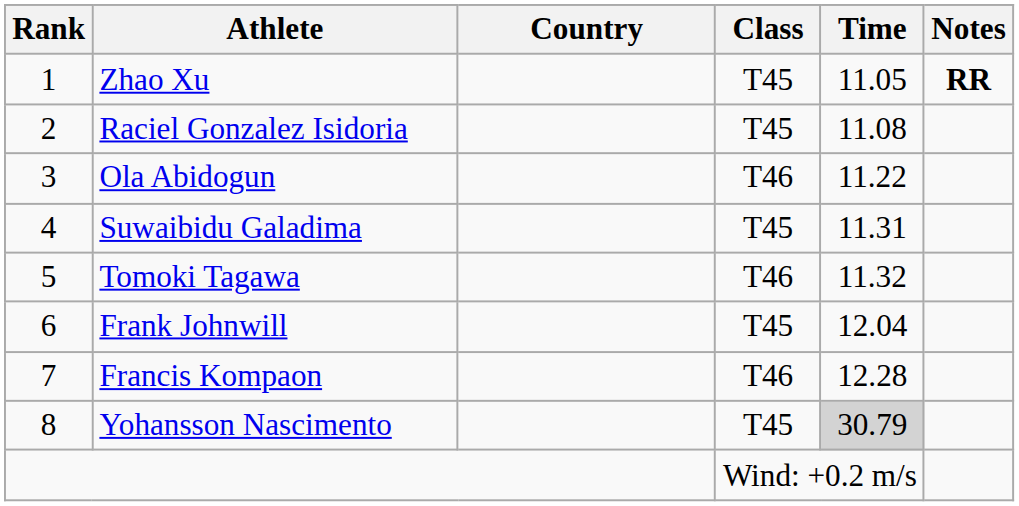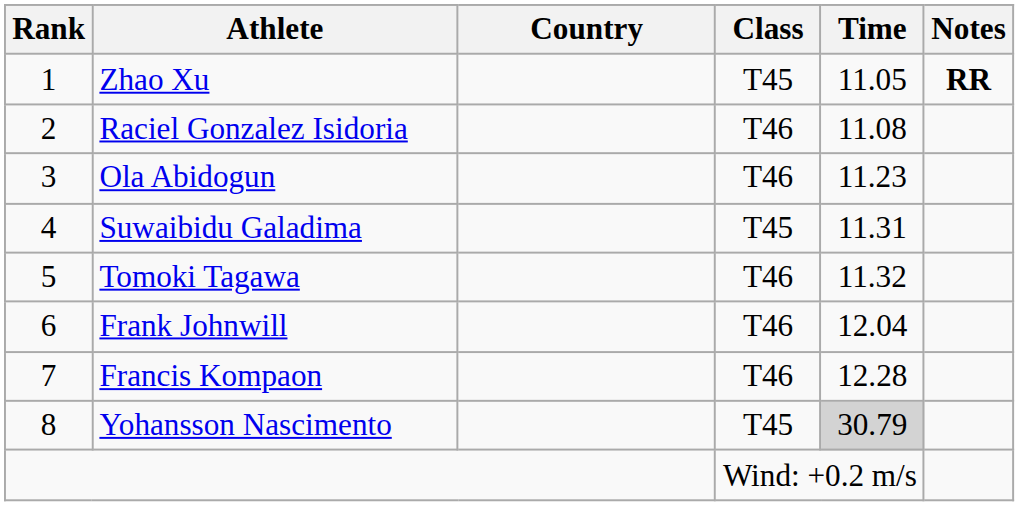(768, 128) T45 -> (768, 128) T46
(872, 177) 11.22 -> (872, 177) 11.23
(768, 326) T45 -> (768, 326) T46
